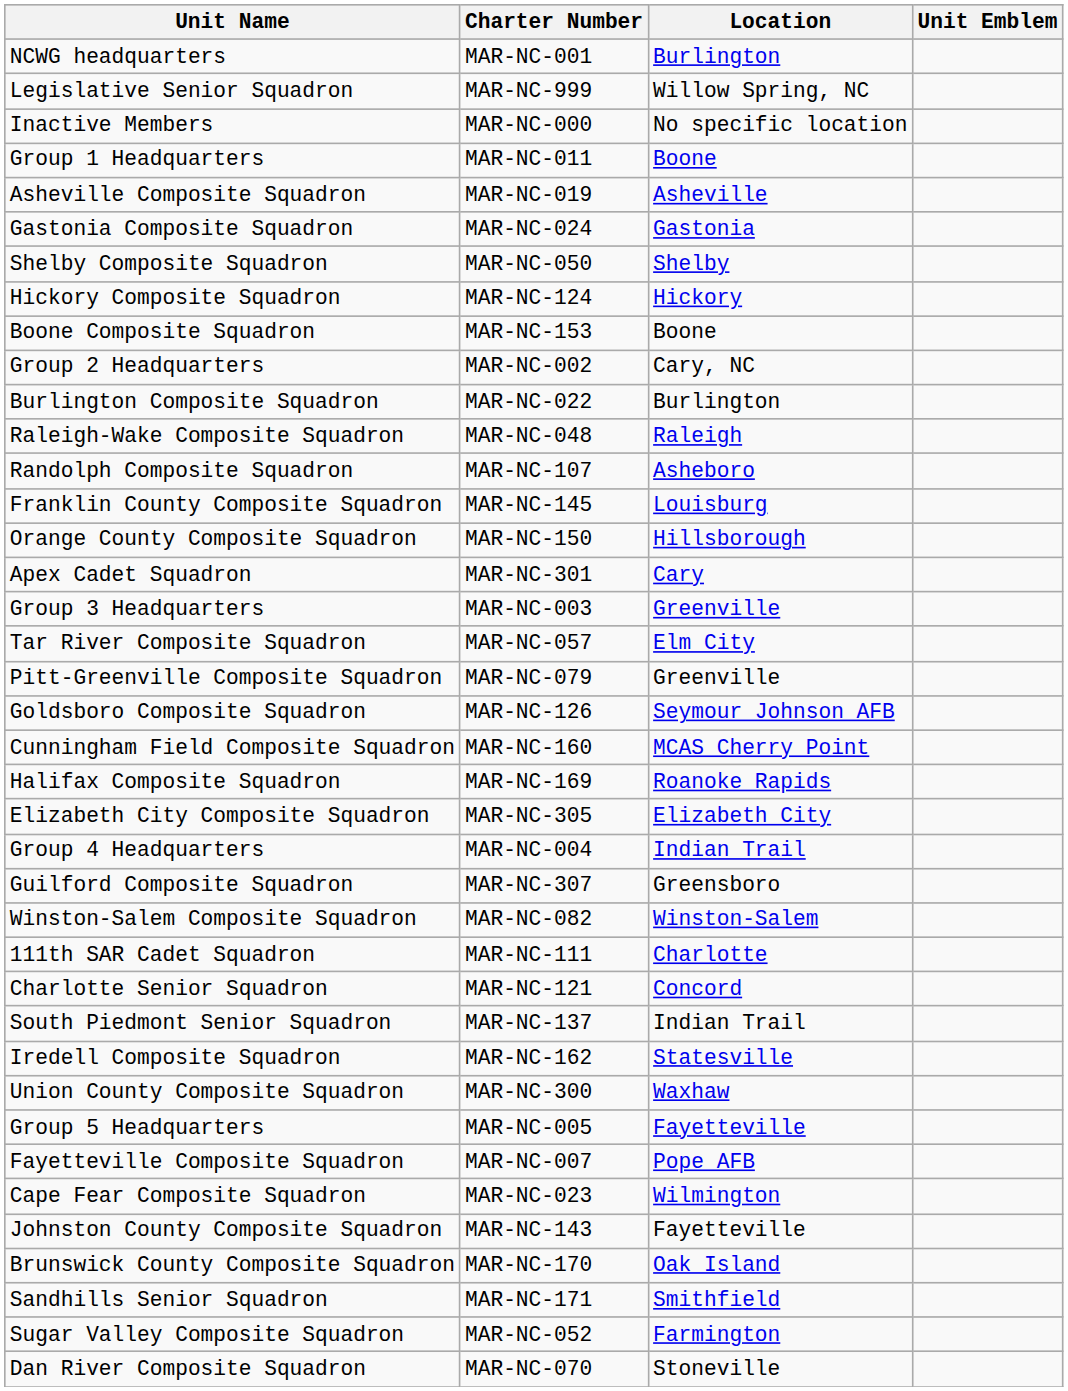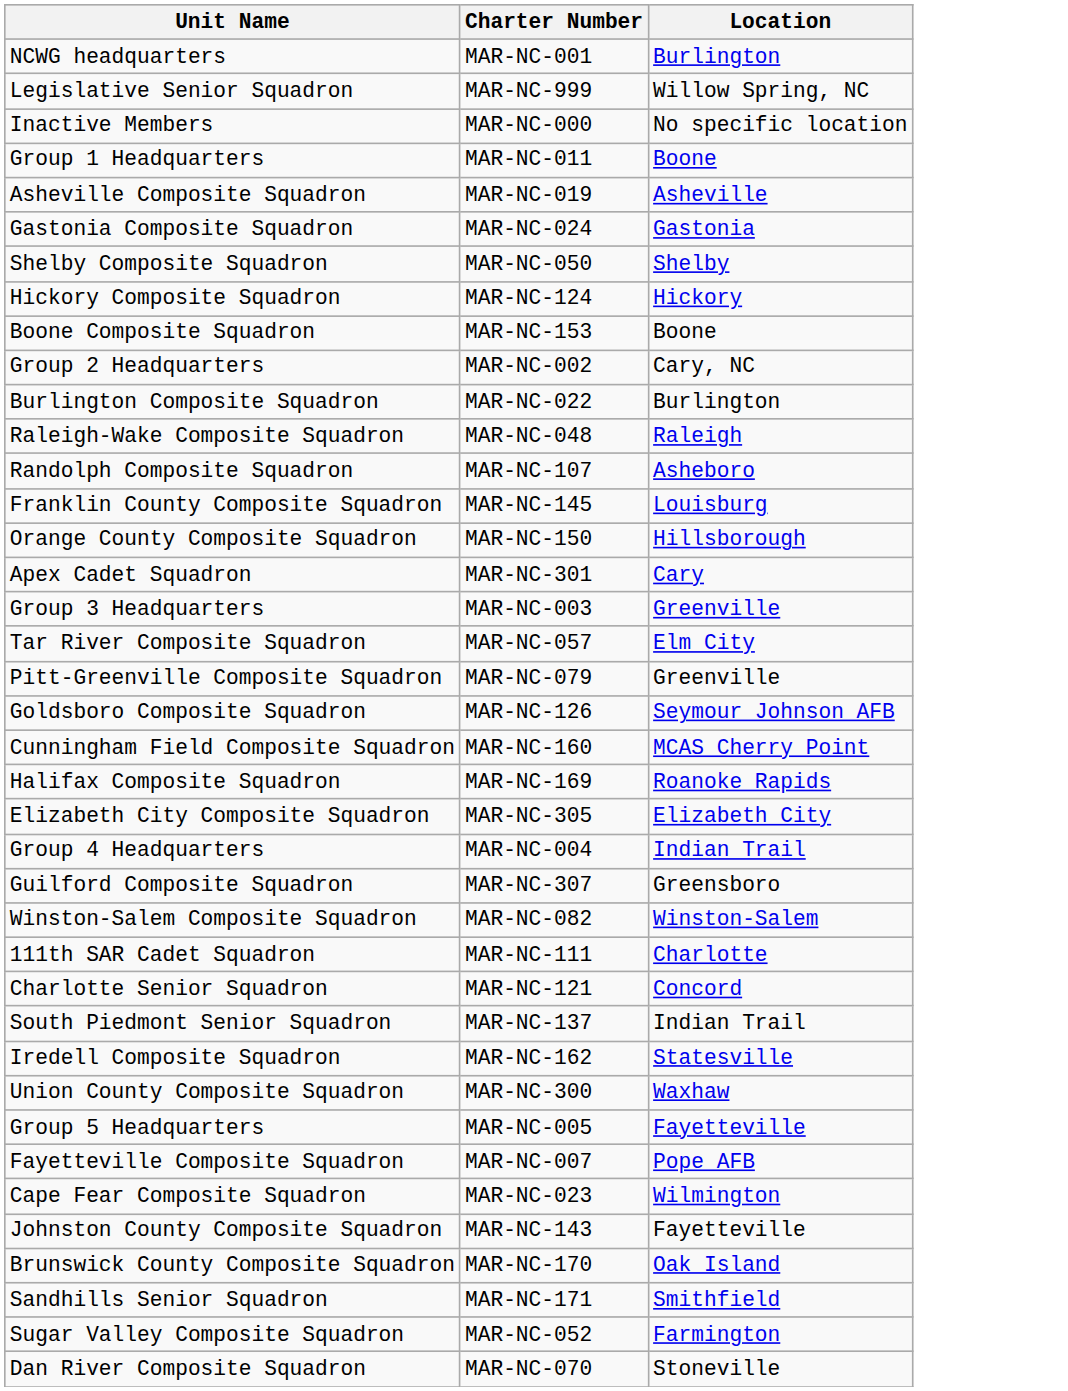- column: (987, 22)
